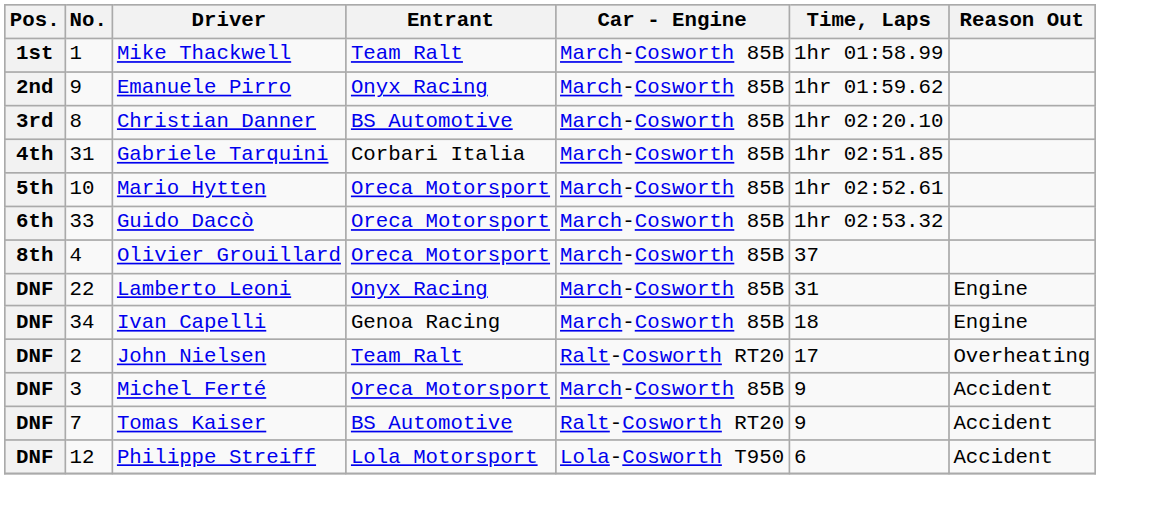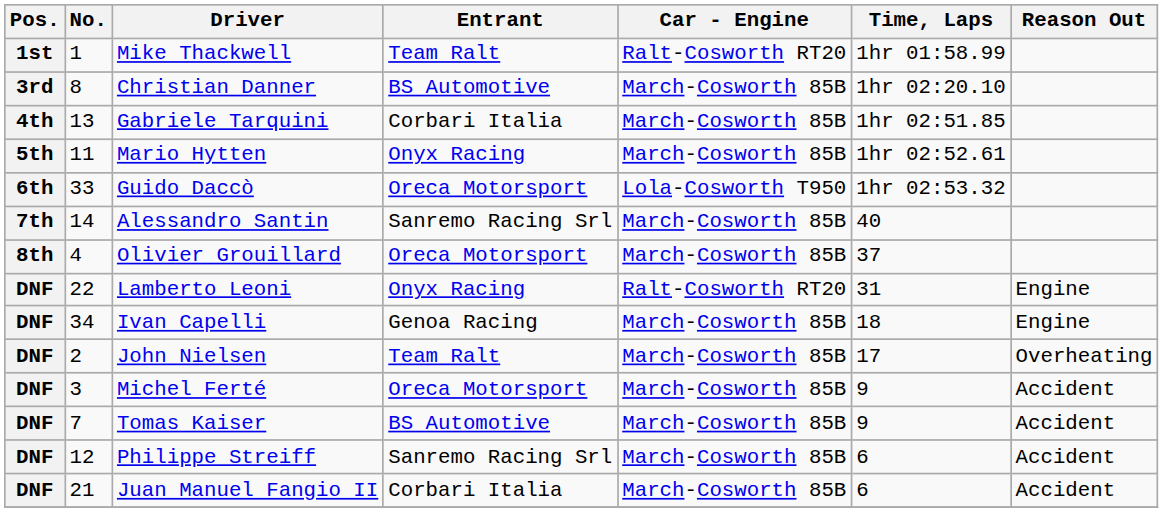(672, 55) March-Cosworth 85B -> (734, 55) Ralt-Cosworth RT20
- row: (204, 89)
(82, 156) 31 -> (82, 122) 13
(82, 189) 10 -> (82, 156) 11
(450, 189) Oreca Motorsport -> (457, 156) Onyx Racing
(672, 223) March-Cosworth 85B -> (734, 189) Lola-Cosworth T950
+ row: (223, 223)
(672, 290) March-Cosworth 85B -> (734, 290) Ralt-Cosworth RT20
(672, 357) Ralt-Cosworth RT20 -> (734, 357) March-Cosworth 85B
(672, 424) Ralt-Cosworth RT20 -> (734, 424) March-Cosworth 85B
(444, 457) Lola Motorsport -> (500, 457) Sanremo Racing Srl
(672, 457) Lola-Cosworth T950 -> (734, 457) March-Cosworth 85B
+ row: (248, 491)
